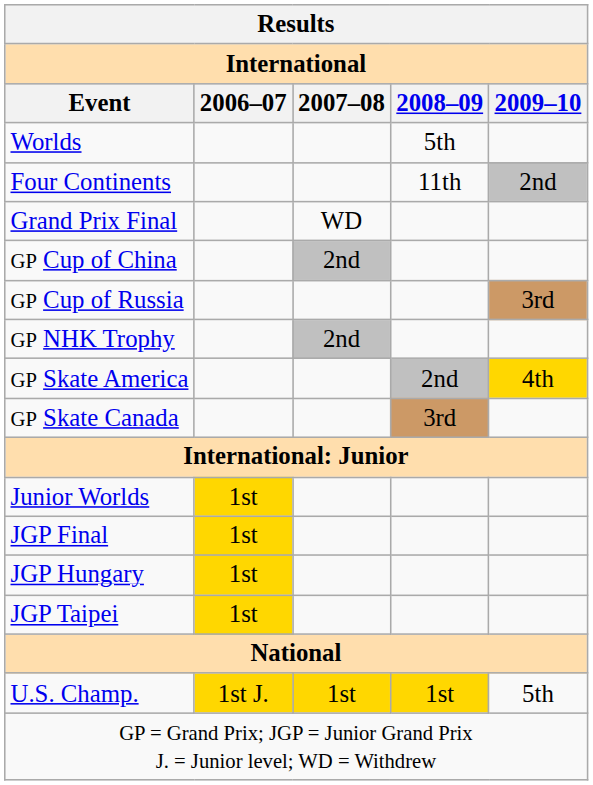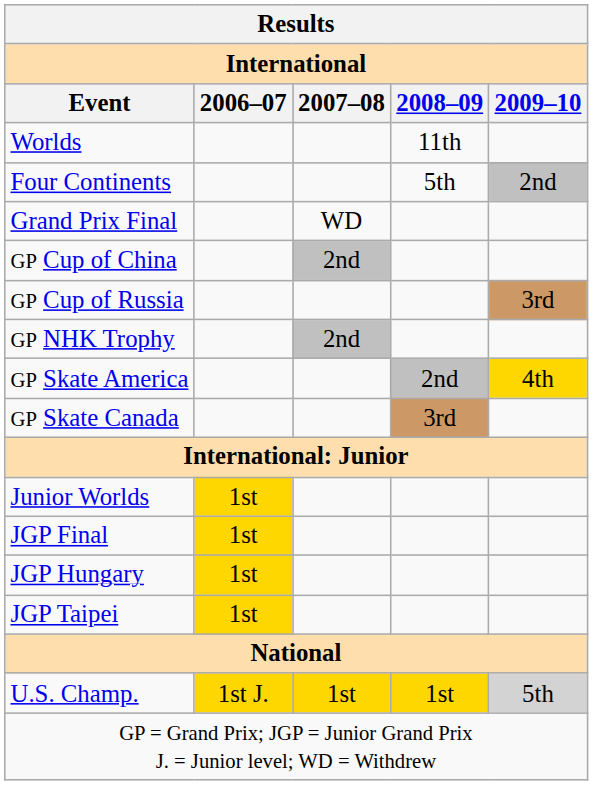(440, 142) 5th -> (440, 142) 11th
(440, 181) 11th -> (440, 181) 5th
(538, 692) no background -> (538, 692) lightgrey background
